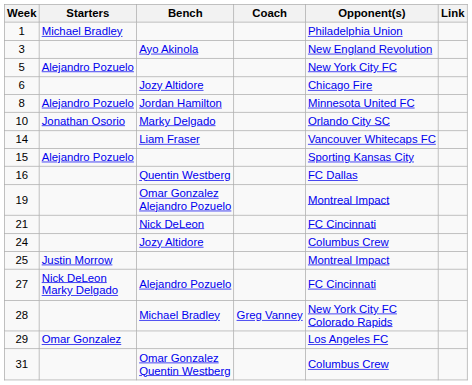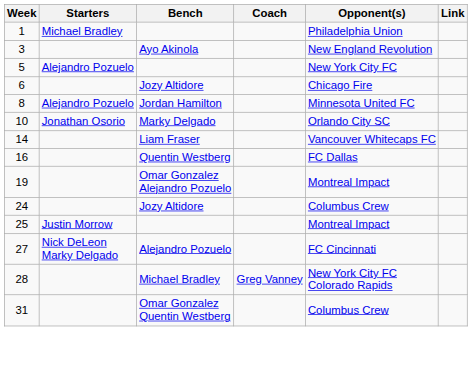- row: (22, 157)
- row: (22, 224)
- row: (22, 340)
